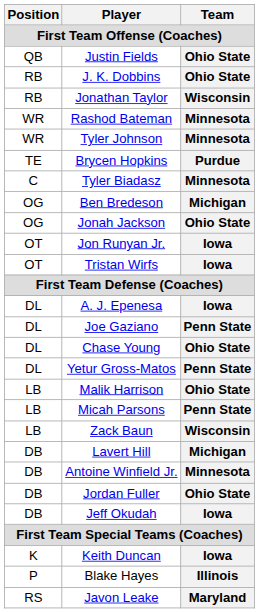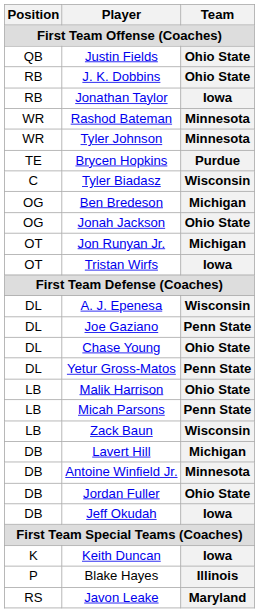(217, 98) Wisconsin -> (217, 98) Iowa
(217, 181) Minnesota -> (217, 181) Wisconsin
(217, 243) Iowa -> (217, 243) Michigan
(217, 306) Iowa -> (217, 306) Wisconsin
